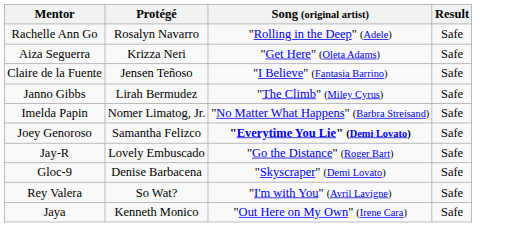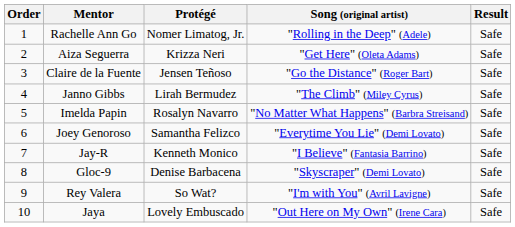+ column: (24, 14)
(156, 34) Rosalyn Navarro -> (196, 34) Nomer Limatog, Jr.
(320, 73) "I Believe" (Fantasia Barrino) -> (359, 73) "Go the Distance" (Roger Bart)
(157, 113) Nomer Limatog, Jr. -> (196, 113) Rosalyn Navarro
(320, 133) bold -> (359, 133) normal
(157, 152) Lovely Embuscado -> (196, 152) Kenneth Monico
(320, 152) "Go the Distance" (Roger Bart) -> (359, 152) "I Believe" (Fantasia Barrino)
(156, 212) Kenneth Monico -> (196, 212) Lovely Embuscado
